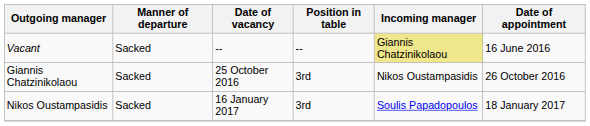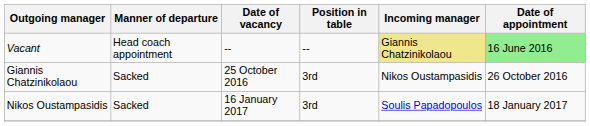(133, 48) Sacked -> (143, 48) Head coach appointment
(518, 48) no background -> (520, 48) lightgreen background
